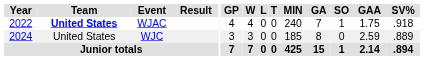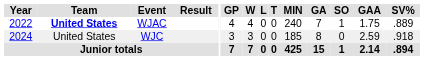(403, 23) .918 -> (403, 23) .889
(403, 36) .889 -> (403, 36) .918
